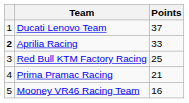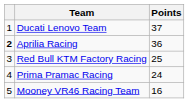(157, 44) 33 -> (157, 44) 36
(157, 75) 21 -> (157, 75) 24
